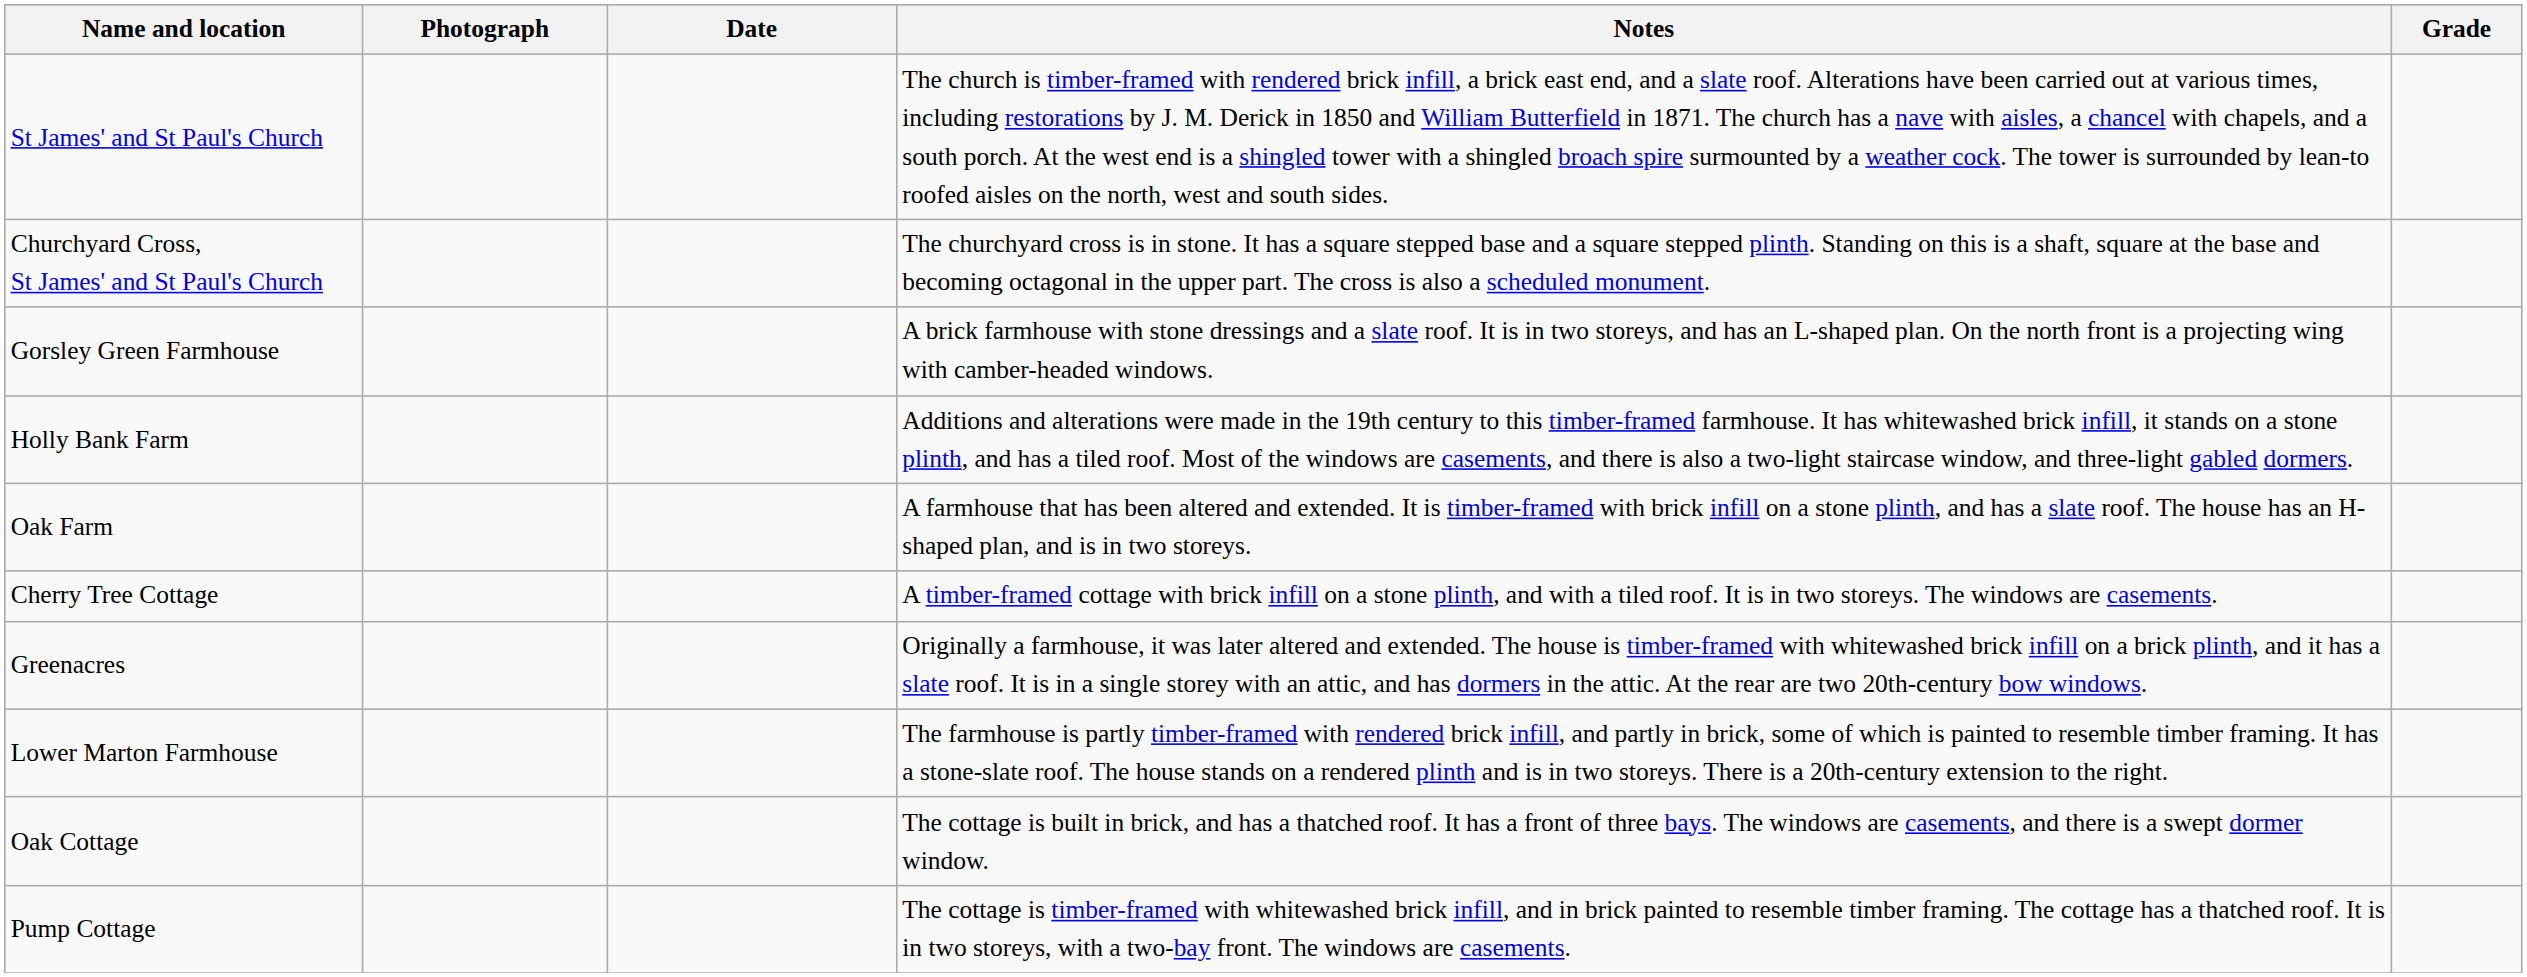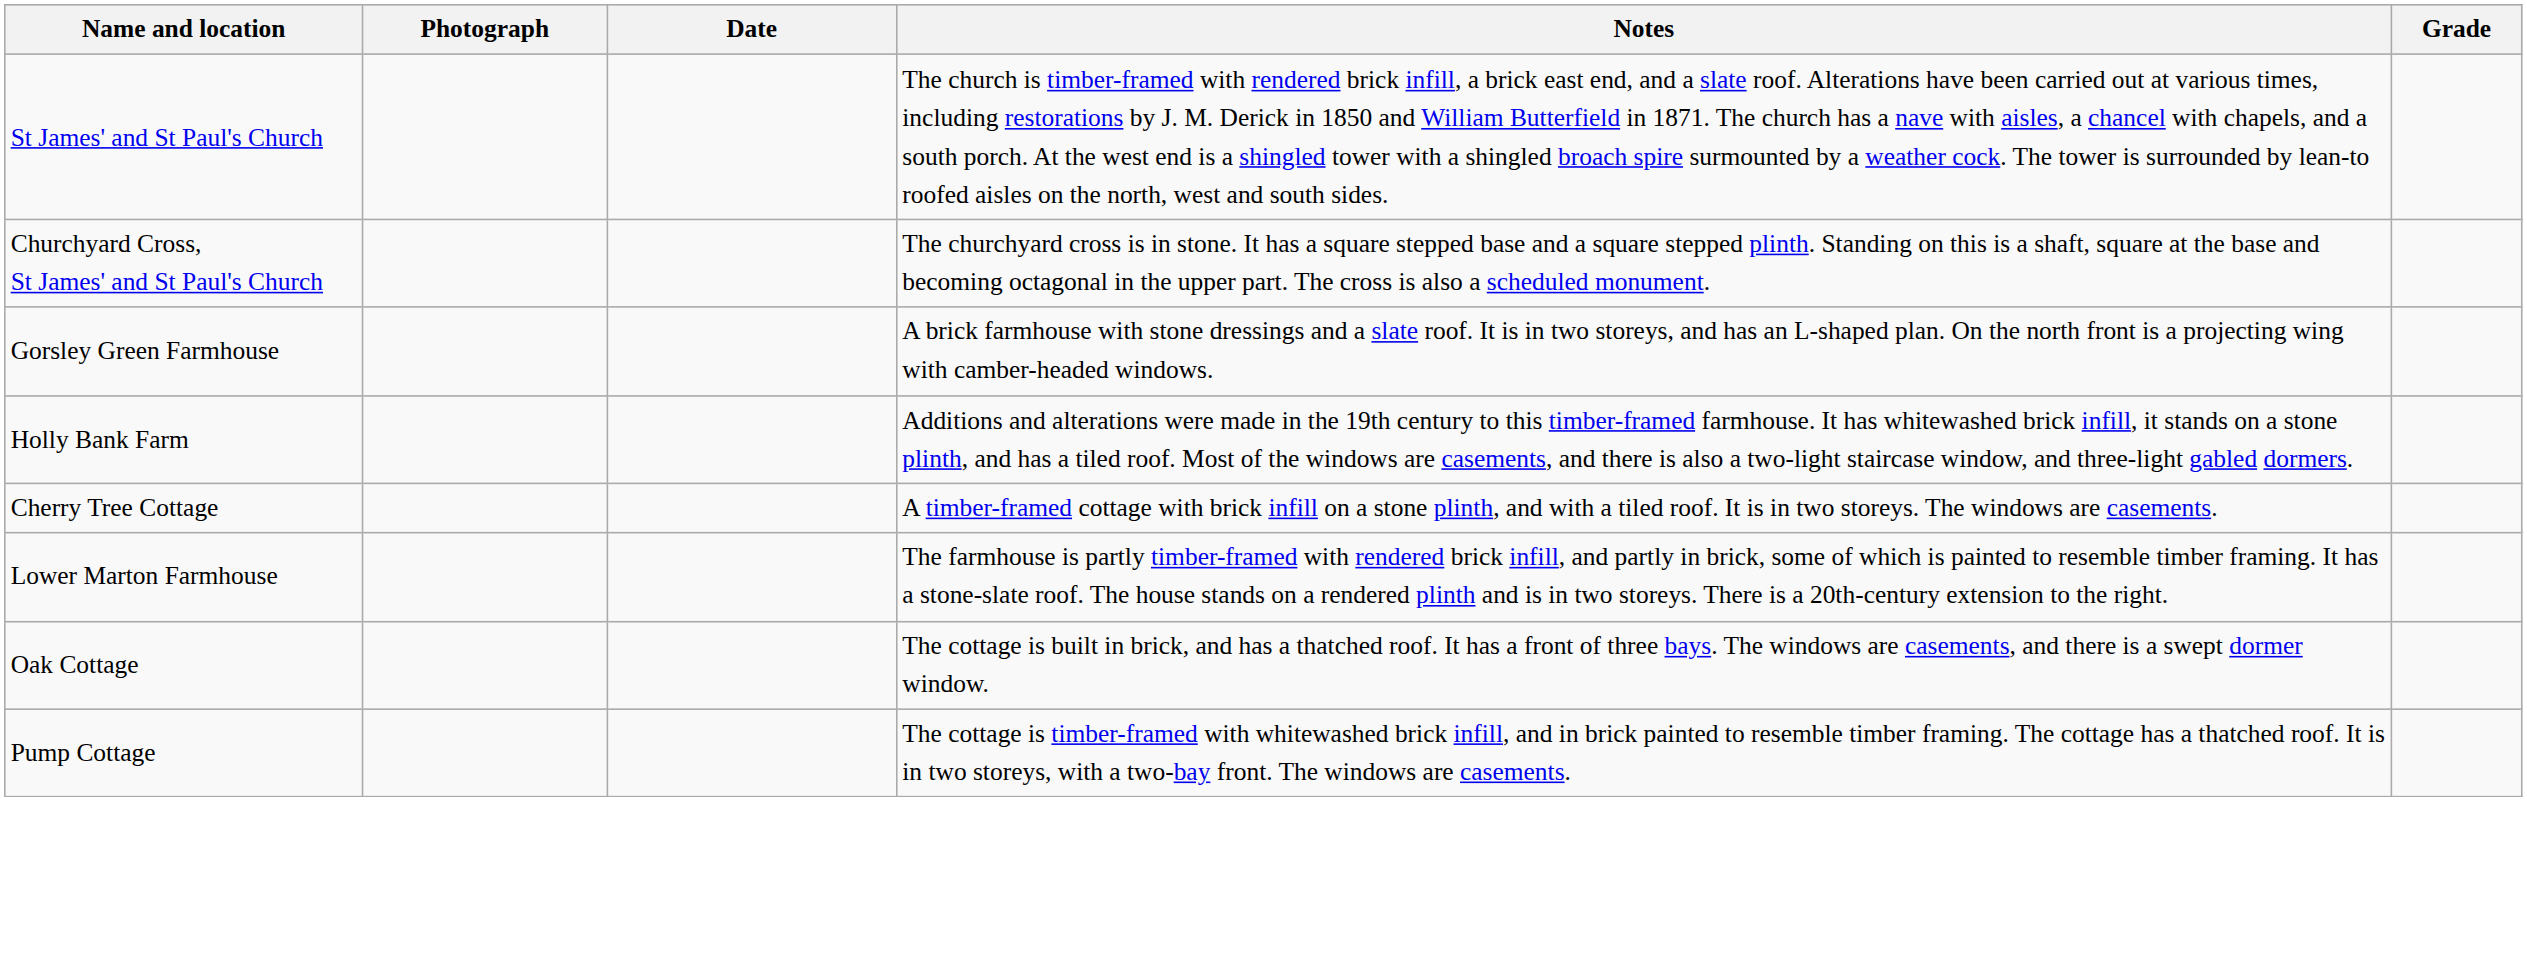- row: (62, 526)
- row: (68, 664)
